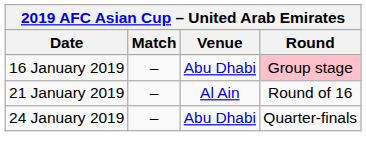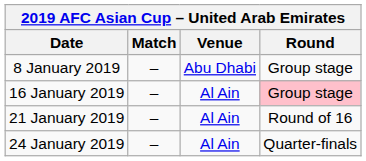+ row: (67, 68)
(220, 68) Abu Dhabi -> (220, 93) Al Ain
(220, 118) Abu Dhabi -> (220, 143) Al Ain
